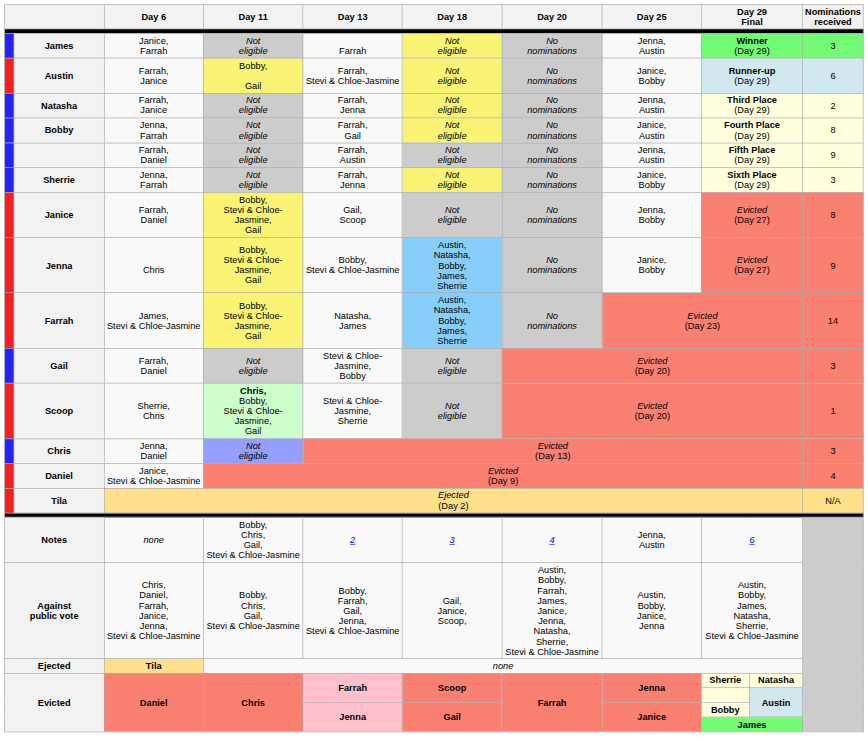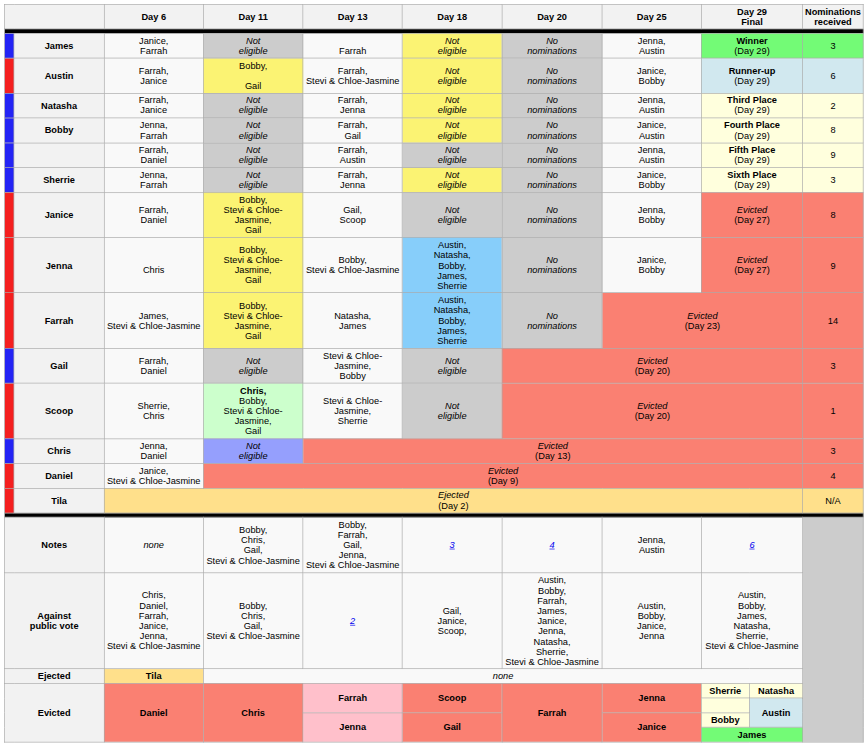(353, 540) 2 -> (353, 545) Bobby, Farrah, Gail, Jenna, Stevi & Chloe-Jasmine
(353, 610) Bobby, Farrah, Gail, Jenna, Stevi & Chloe-Jasmine -> (353, 620) 2
